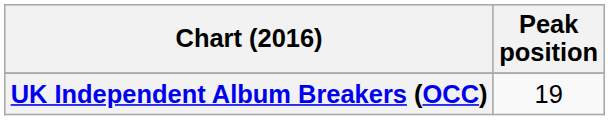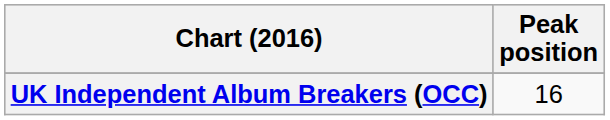(549, 93) 19 -> (549, 93) 16
